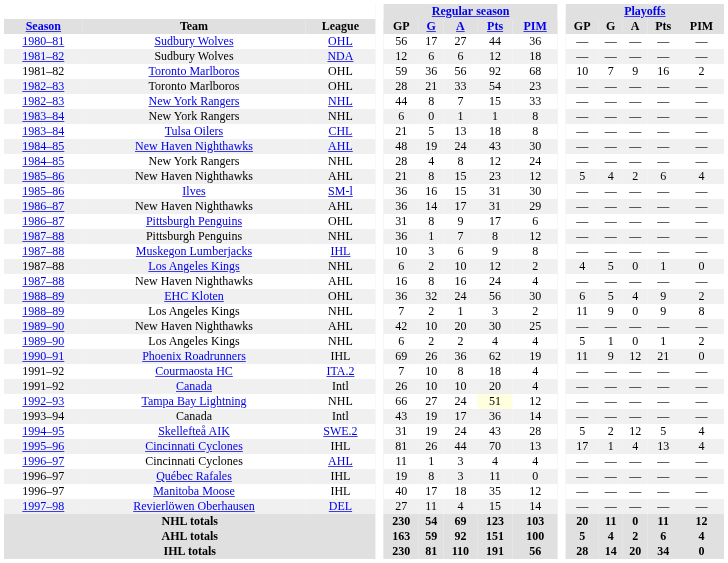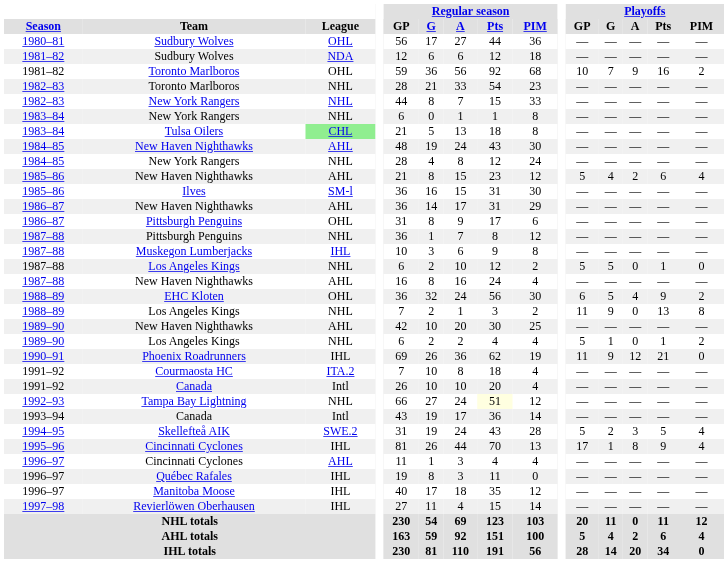(340, 86) OHL -> (340, 86) NHL
(340, 131) no background -> (340, 131) lightgreen background
(582, 266) 4 -> (582, 266) 5
(663, 311) 9 -> (663, 311) 13
(635, 431) 12 -> (635, 431) 3
(635, 446) 4 -> (635, 446) 8
(663, 446) 13 -> (663, 446) 9
(340, 506) DEL -> (340, 506) IHL
